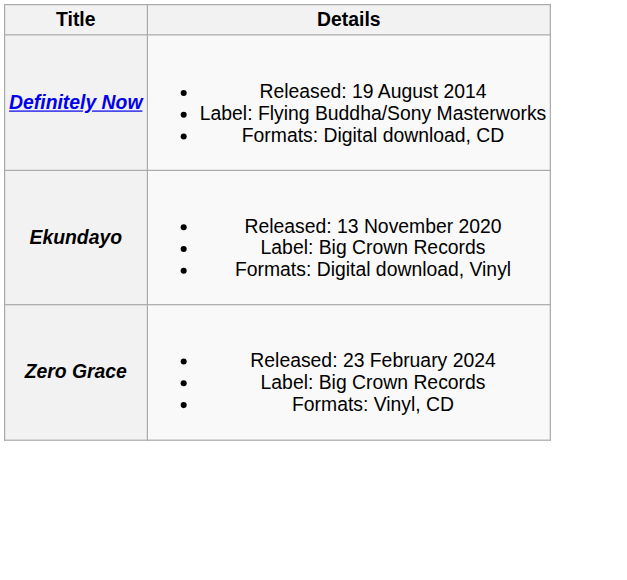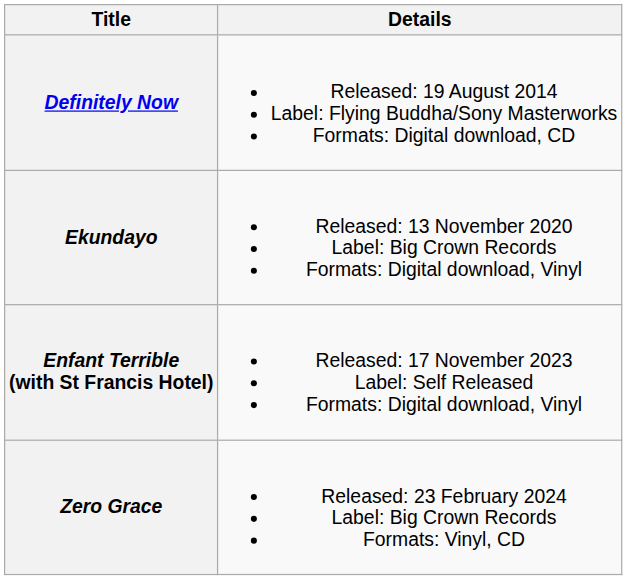+ row: (111, 372)
